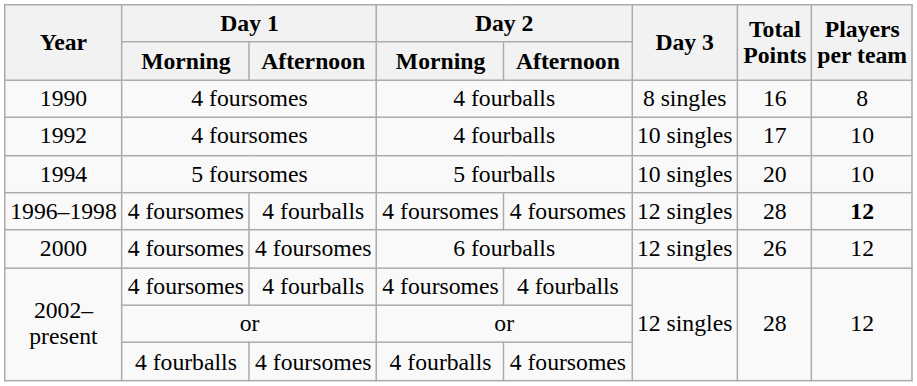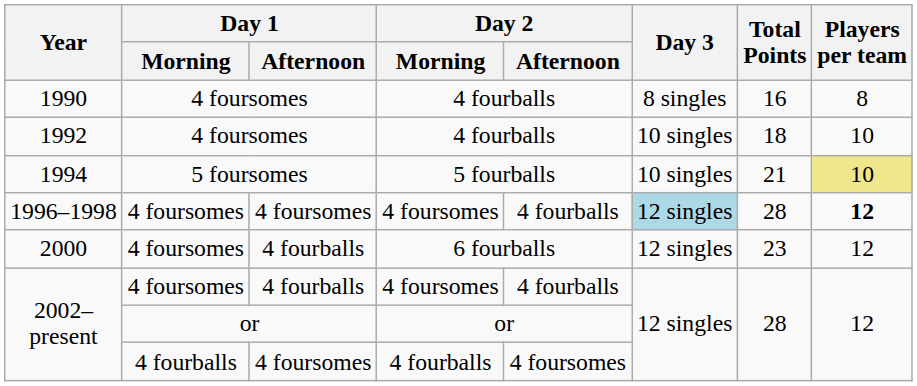(775, 135) 17 -> (775, 135) 18
(775, 173) 20 -> (775, 173) 21
(862, 173) no background -> (862, 173) khaki background
(313, 211) 4 fourballs -> (313, 211) 4 foursomes
(568, 211) 4 foursomes -> (568, 211) 4 fourballs
(685, 211) no background -> (685, 211) lightblue background
(313, 248) 4 foursomes -> (313, 248) 4 fourballs
(775, 248) 26 -> (775, 248) 23
